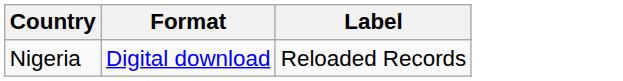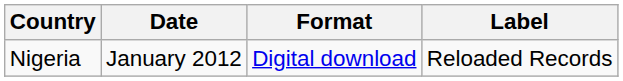+ column: (174, 22)
